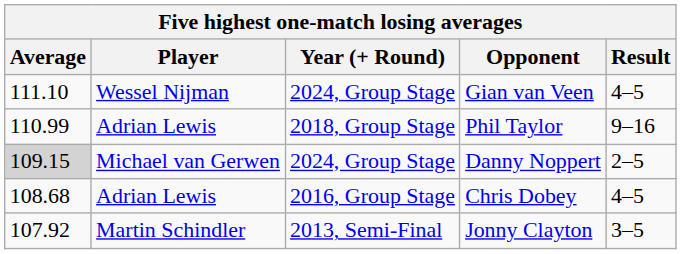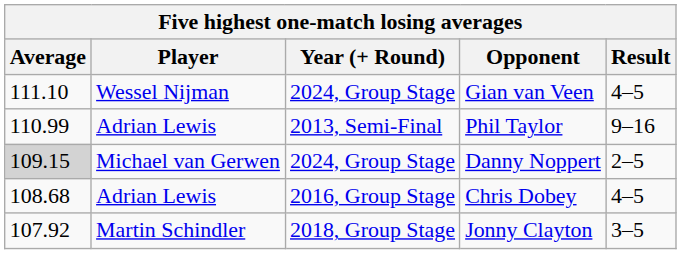(373, 126) 2018, Group Stage -> (366, 126) 2013, Semi-Final
(366, 230) 2013, Semi-Final -> (373, 230) 2018, Group Stage
